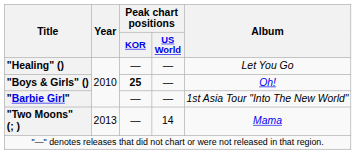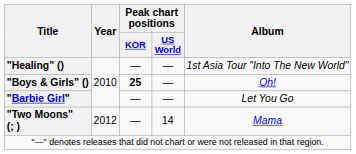(268, 66) Let You Go -> (268, 66) 1st Asia Tour "Into The New World"
(268, 99) 1st Asia Tour "Into The New World" -> (268, 99) Let You Go
(105, 121) 2013 -> (105, 121) 2012
